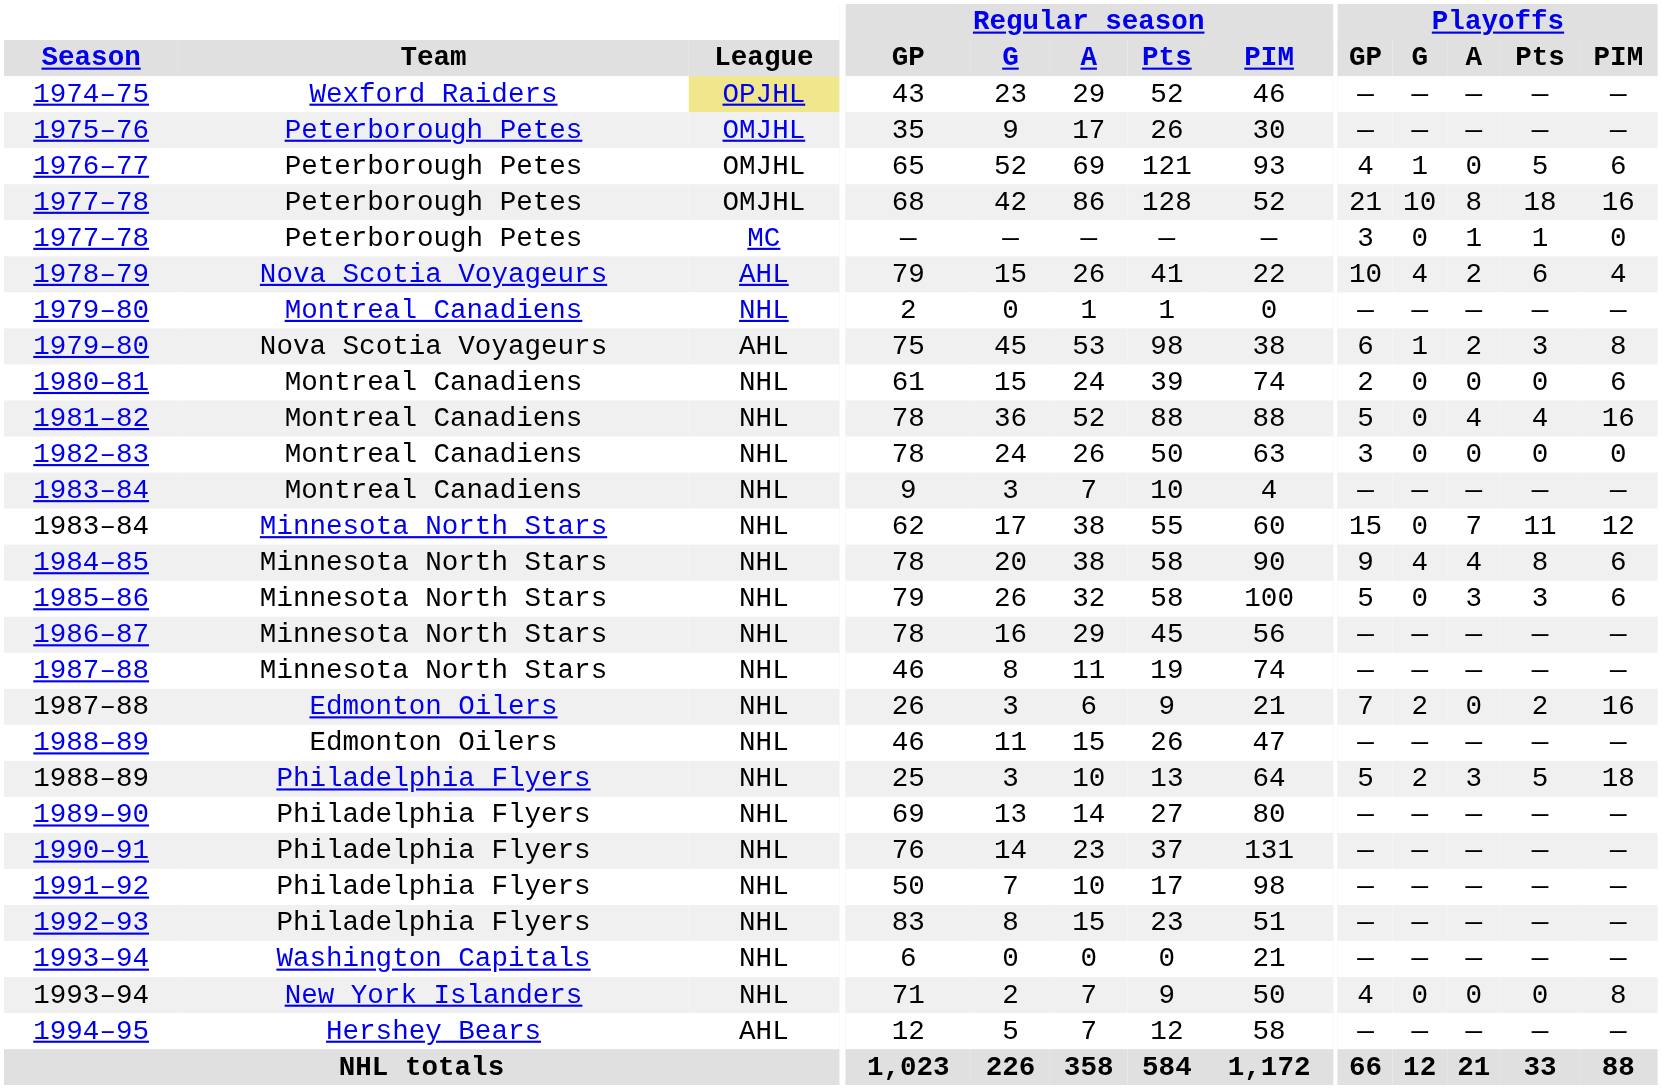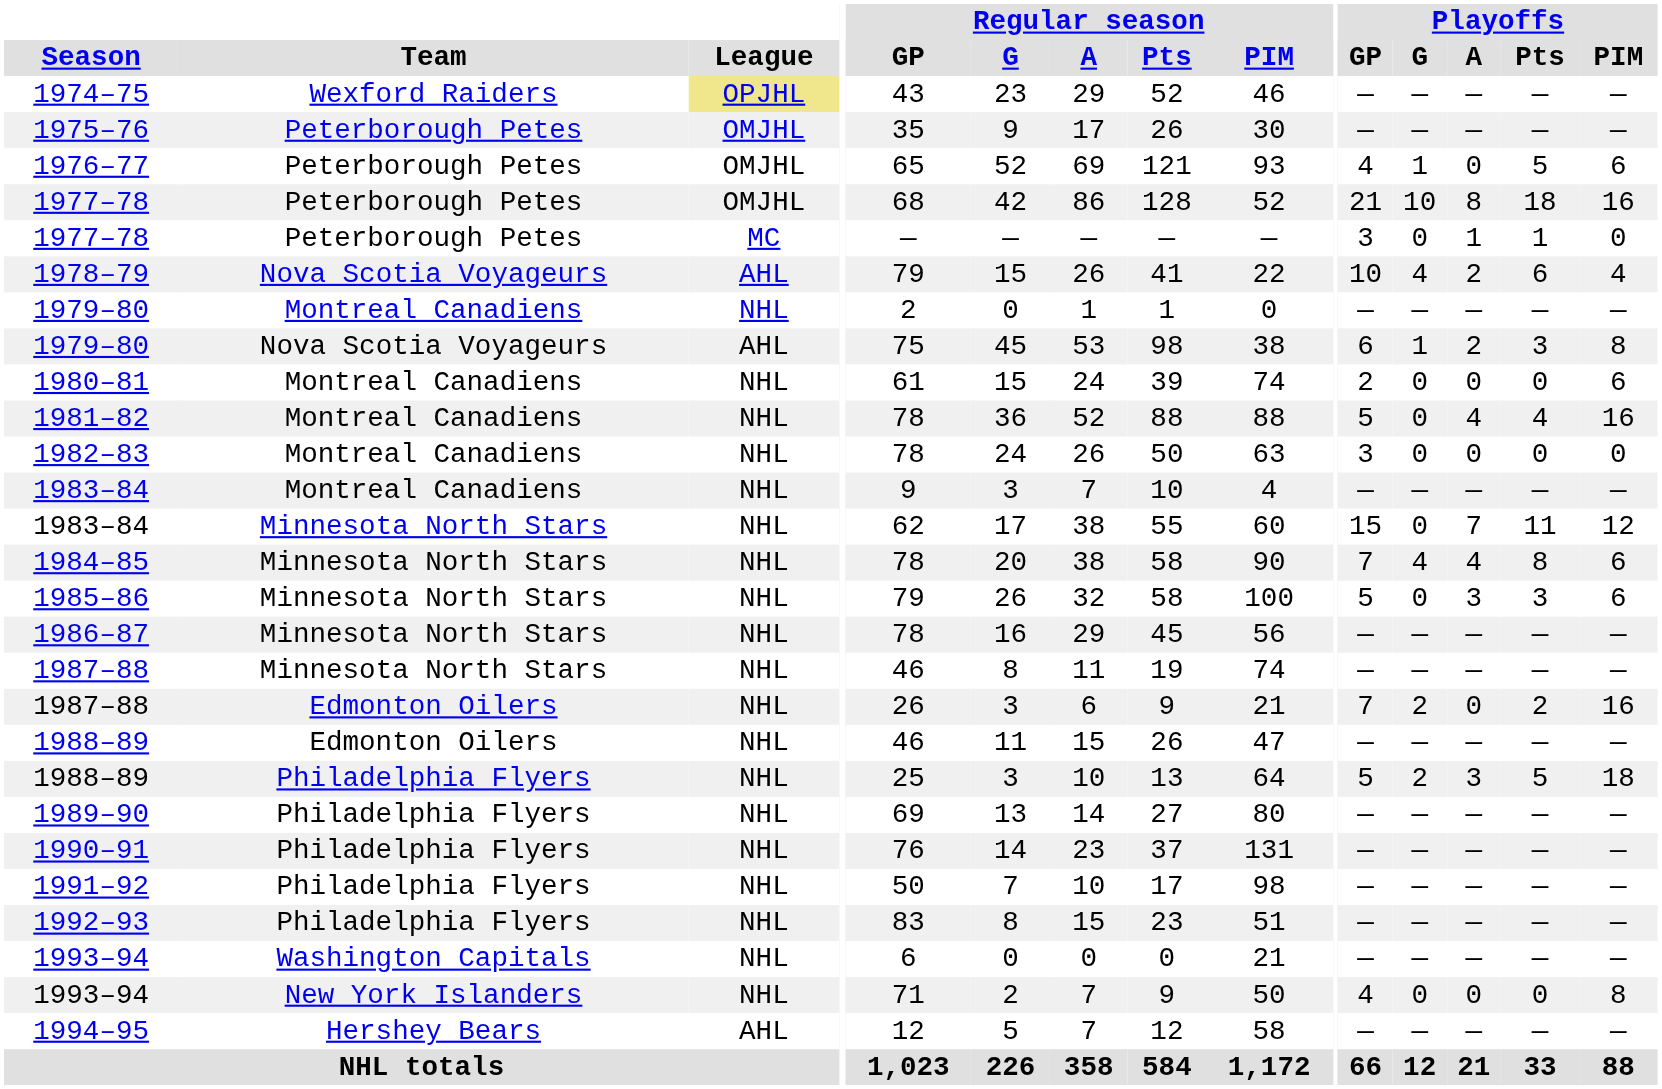(1365, 563) 9 -> (1365, 563) 7
